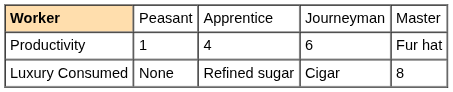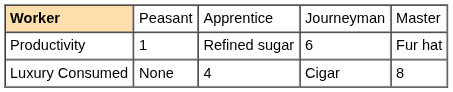(208, 45) 4 -> (249, 45) Refined sugar
(249, 73) Refined sugar -> (208, 73) 4
